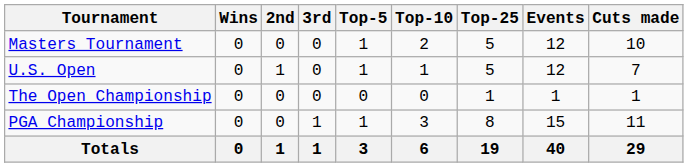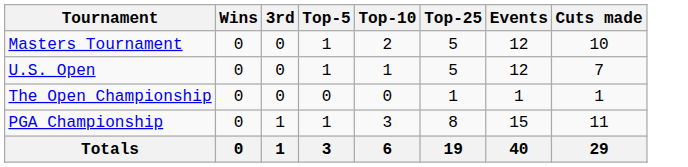- column: (280, 18)
